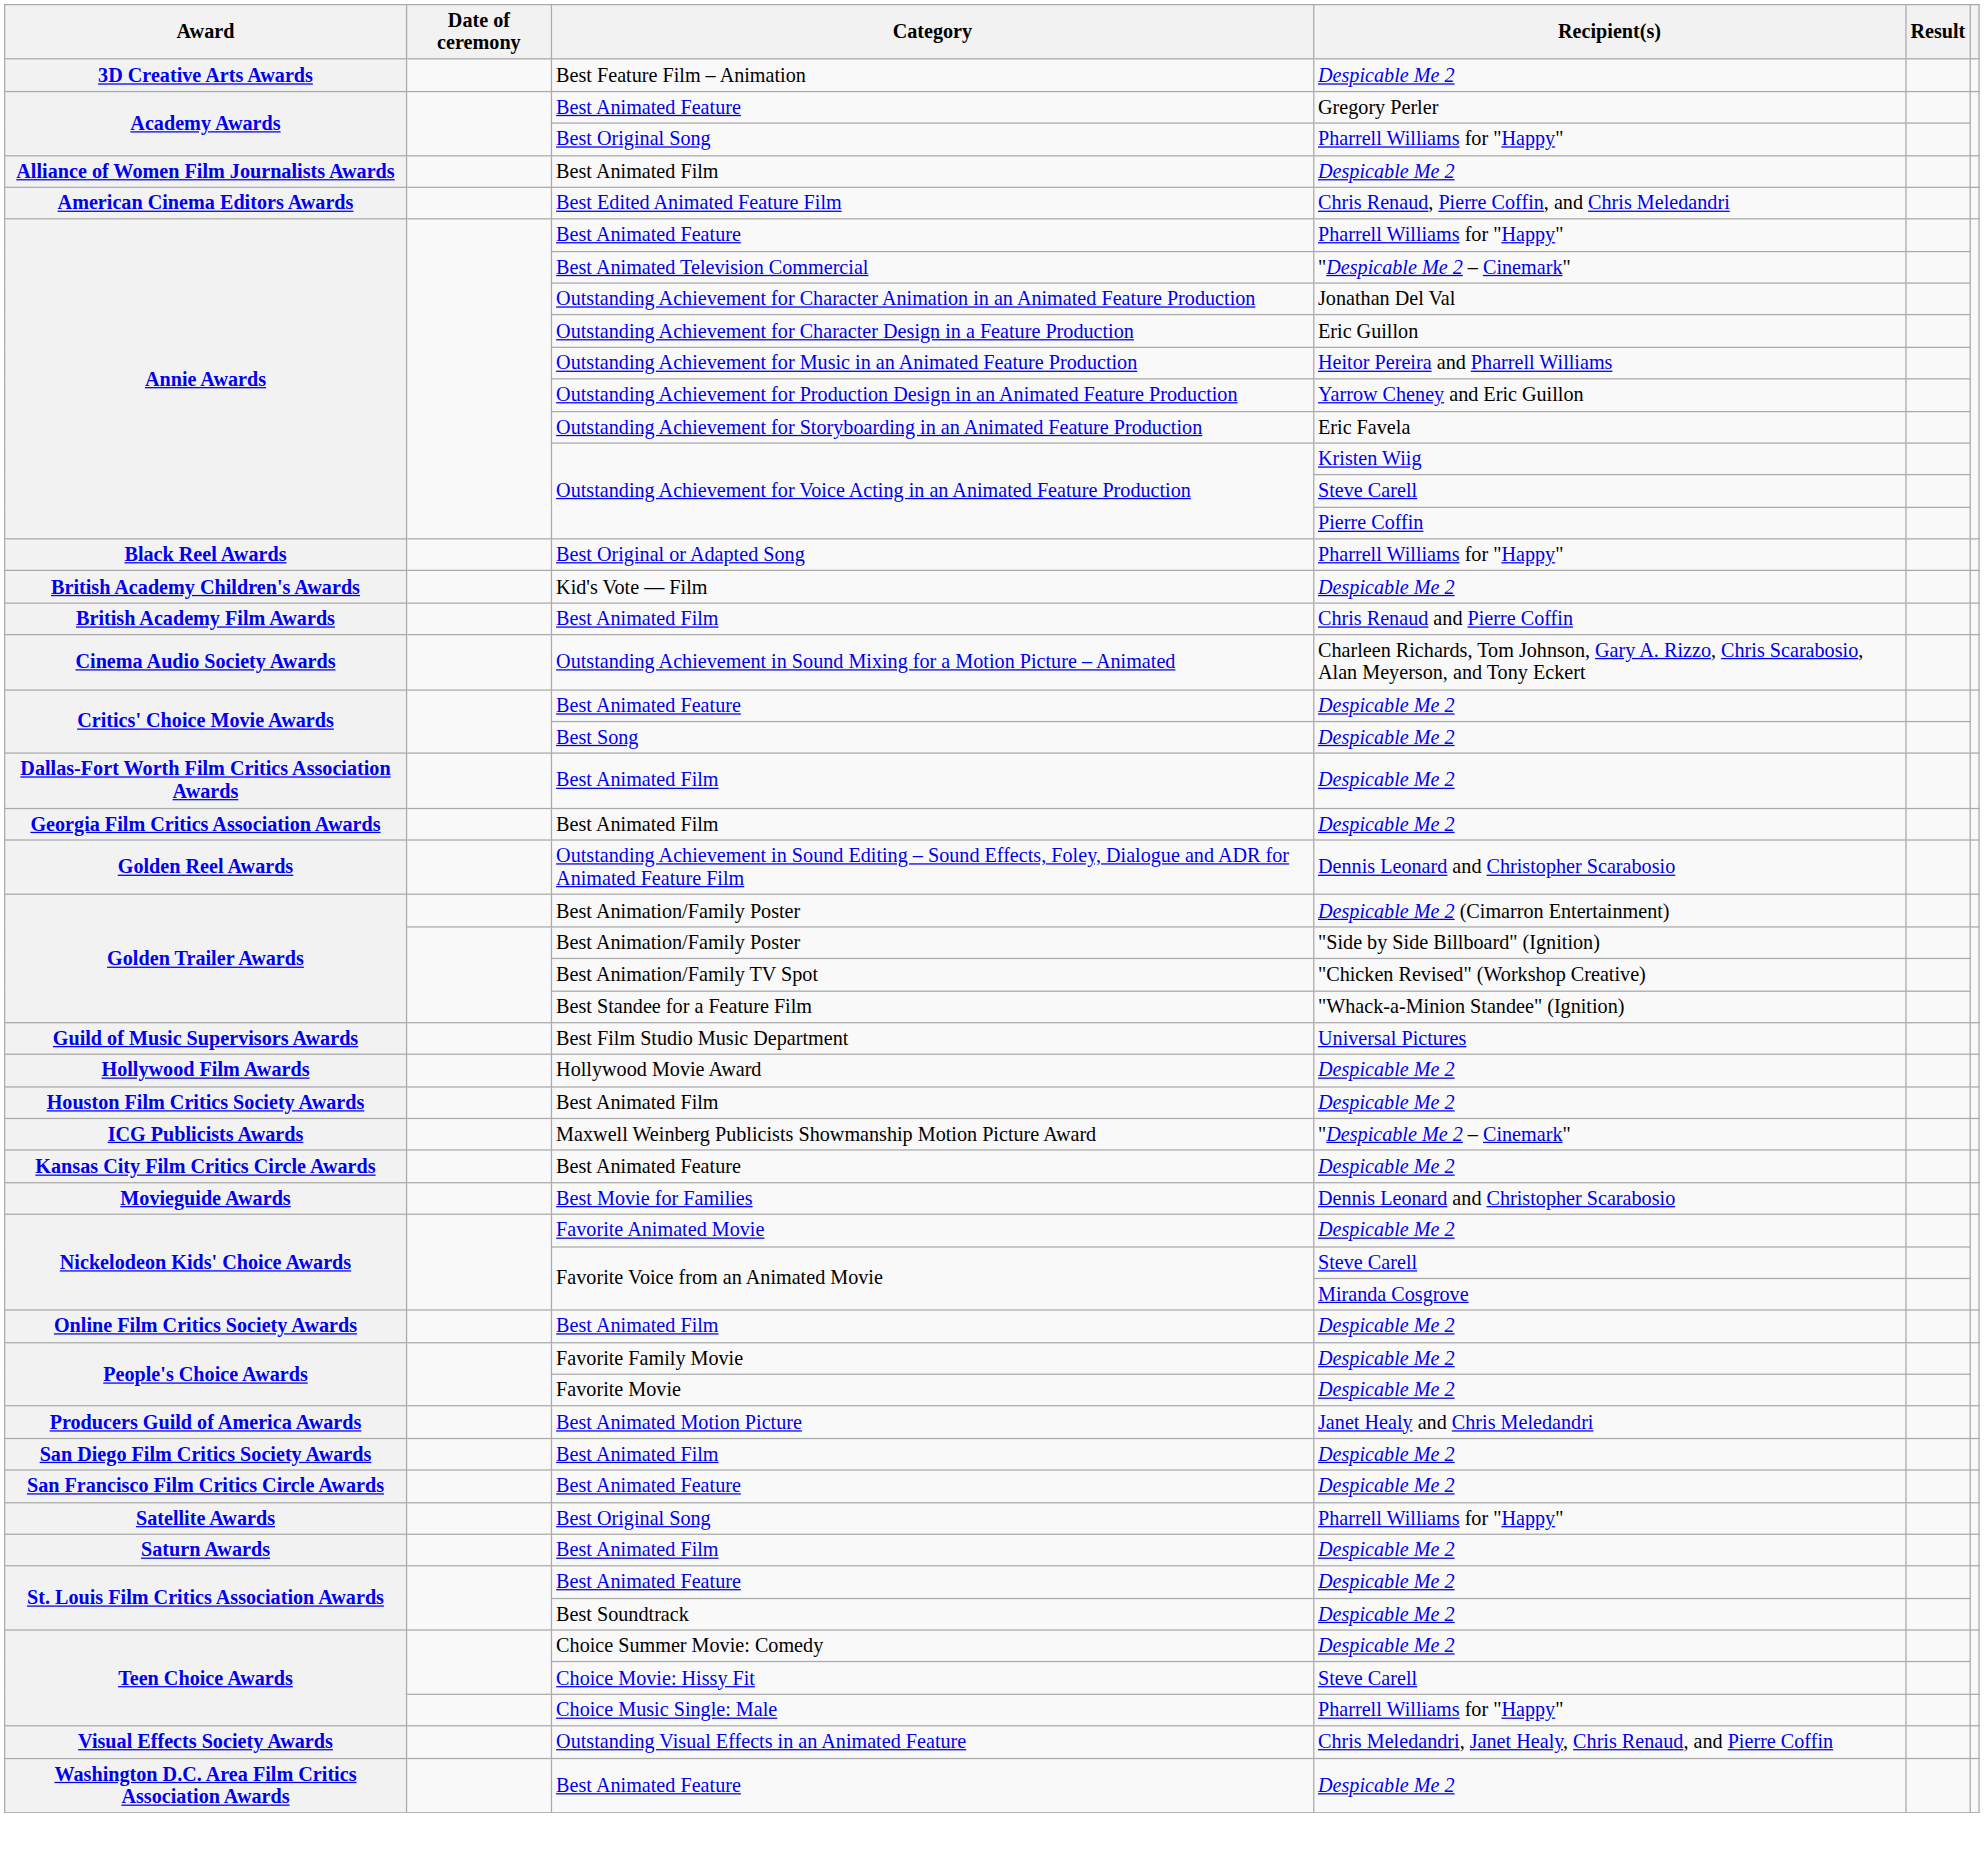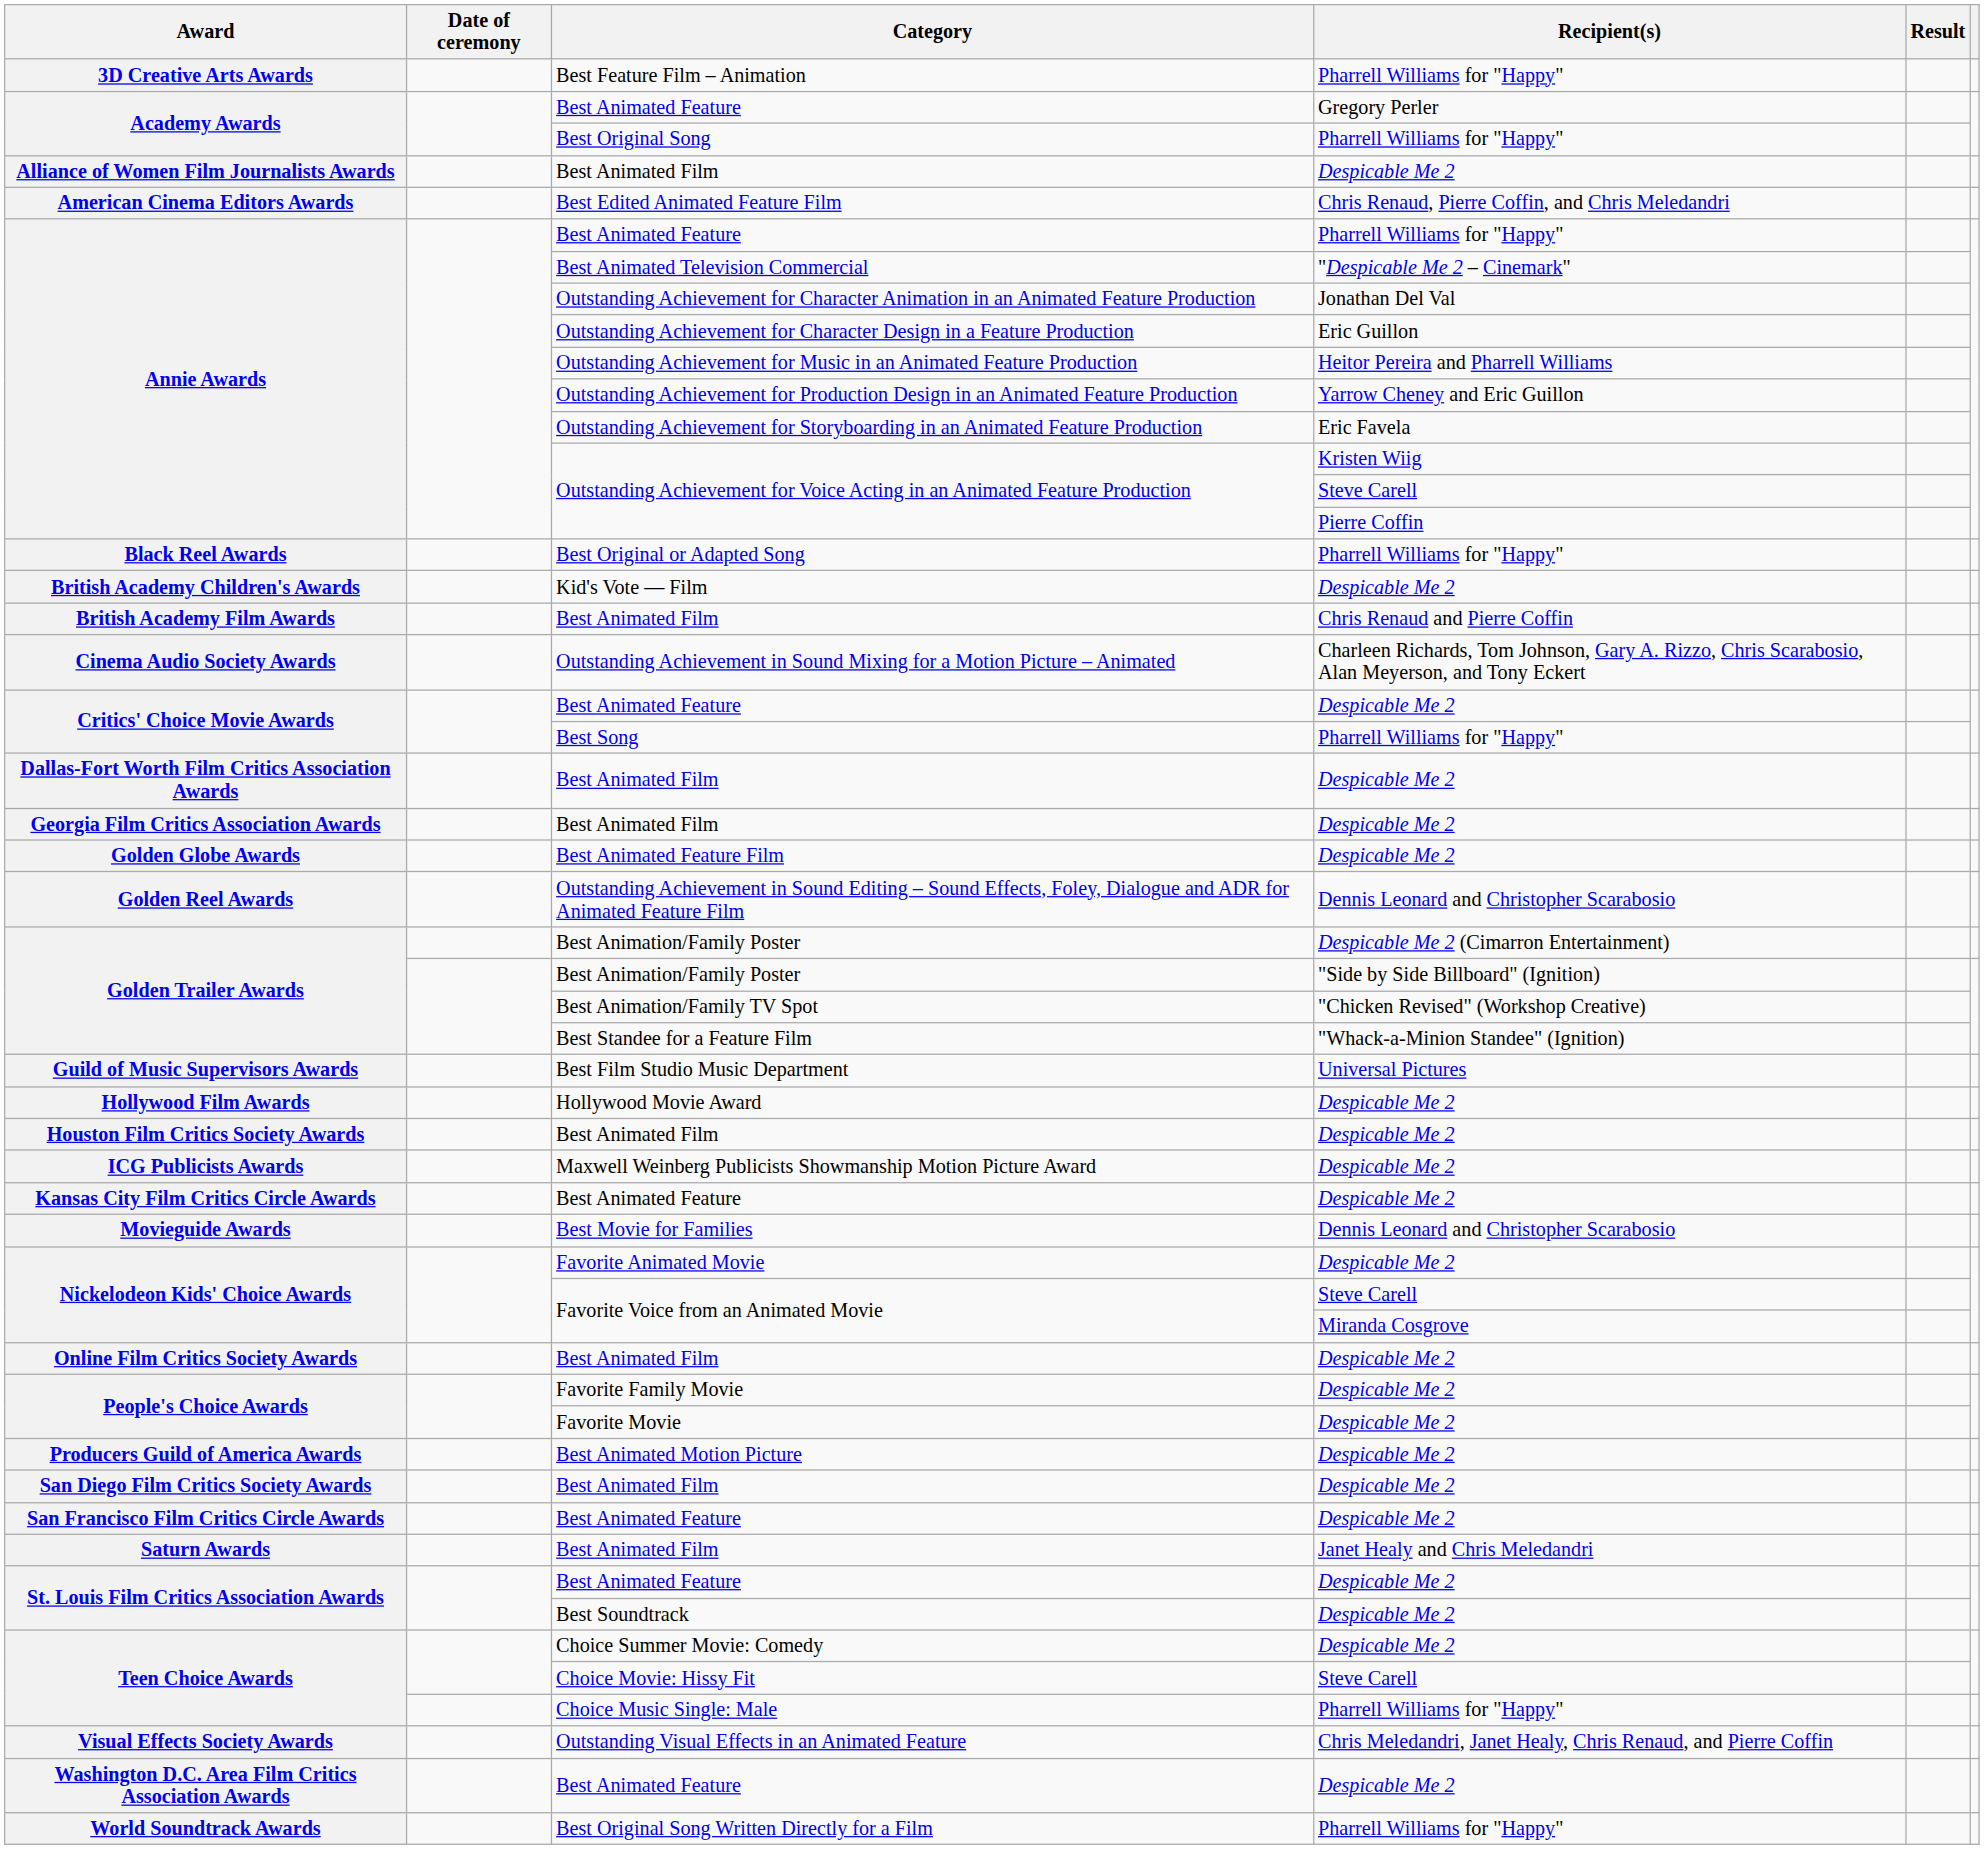(1386, 75) Despicable Me 2 -> (1441, 75) Pharrell Williams for "Happy"
(1386, 737) Despicable Me 2 -> (1441, 737) Pharrell Williams for "Happy"
+ row: (205, 855)
(1444, 1134) "Despicable Me 2 – Cinemark" -> (1386, 1166) Despicable Me 2
(1456, 1422) Janet Healy and Chris Meledandri -> (1386, 1454) Despicable Me 2
- row: (205, 1517)
(1386, 1549) Despicable Me 2 -> (1456, 1549) Janet Healy and Chris Meledandri
+ row: (205, 1828)
